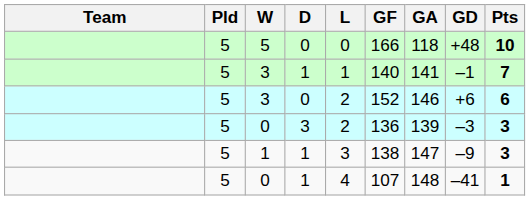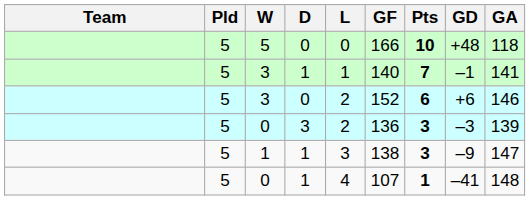columns swapped: (425, 18) <-> (505, 18)
